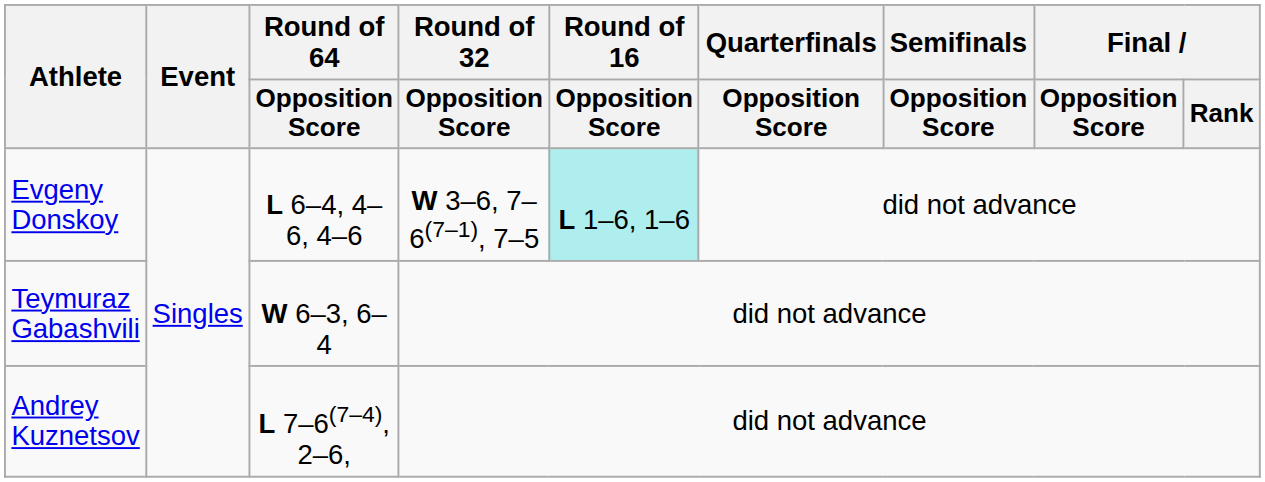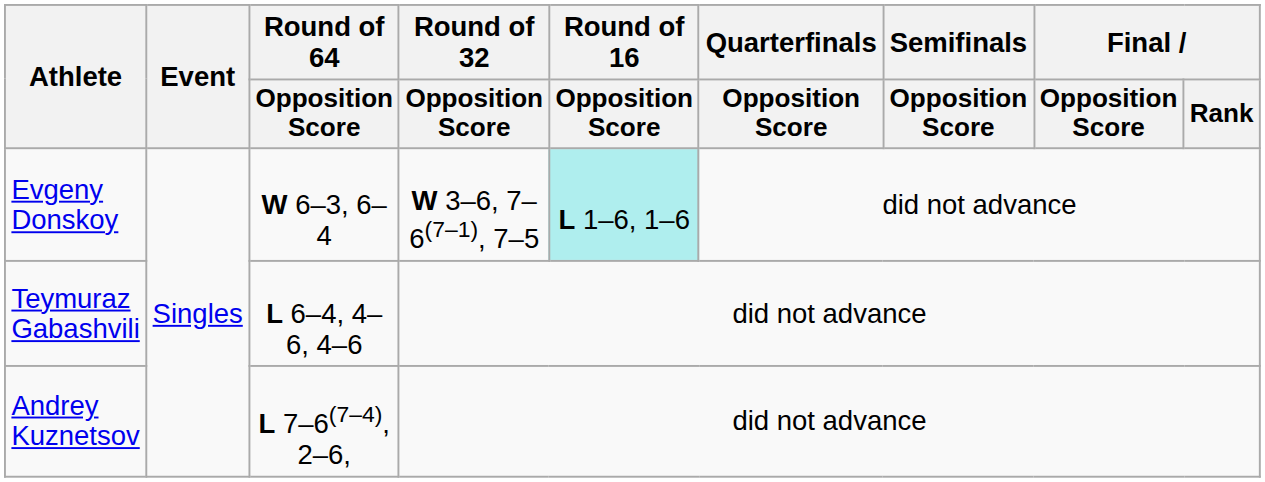(324, 220) L 6–4, 4–6, 4–6 -> (324, 220) W 6–3, 6–4
(324, 328) W 6–3, 6–4 -> (324, 328) L 6–4, 4–6, 4–6
